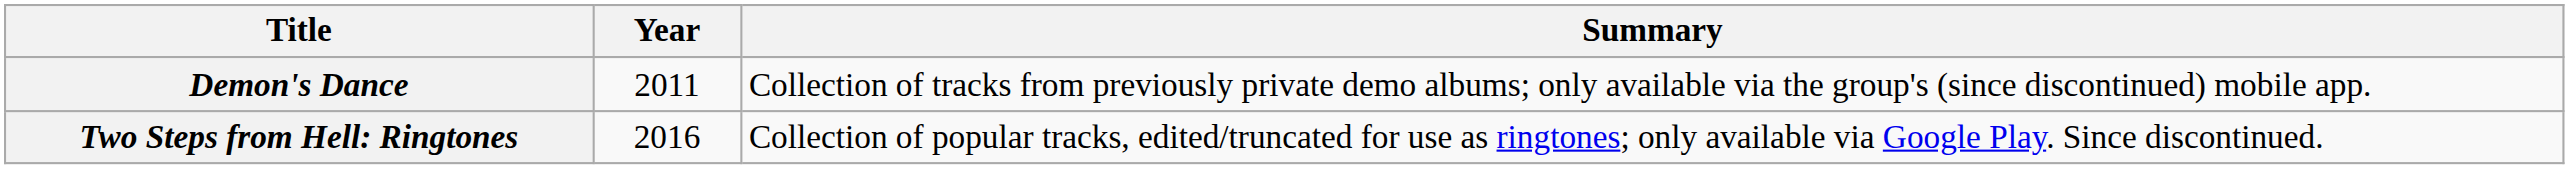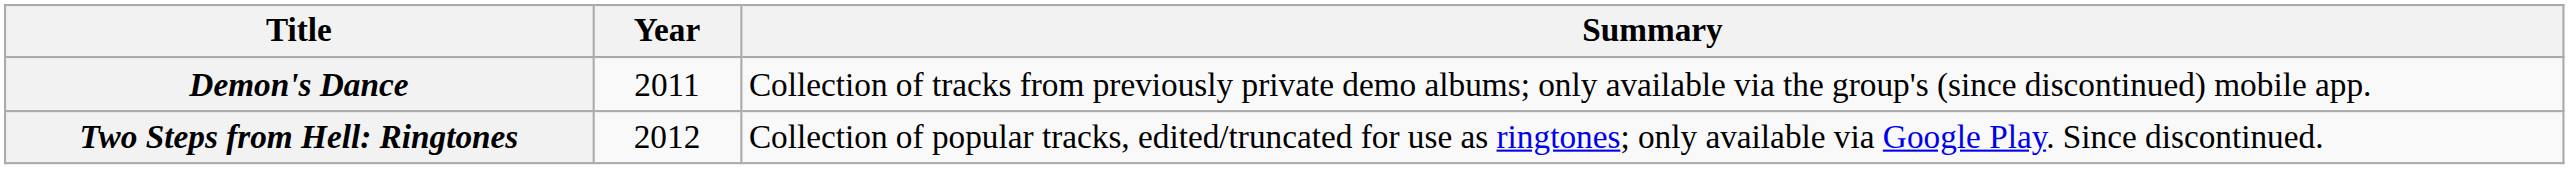(667, 136) 2016 -> (667, 136) 2012
